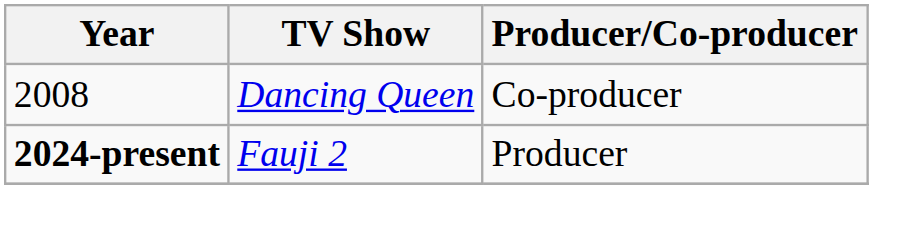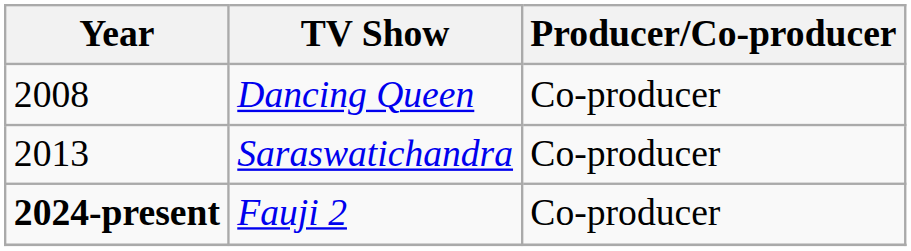+ row: (375, 153)
(559, 153) Producer -> (625, 213) Co-producer
